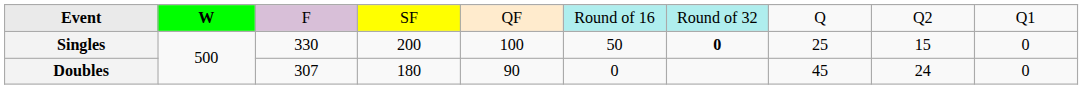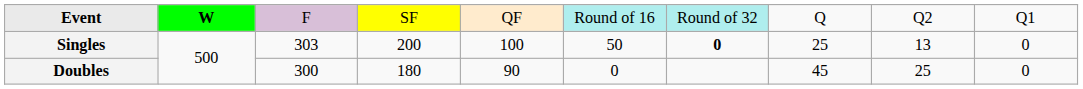(306, 44) 330 -> (306, 44) 303
(923, 44) 15 -> (923, 44) 13
(306, 71) 307 -> (306, 71) 300
(923, 71) 24 -> (923, 71) 25
